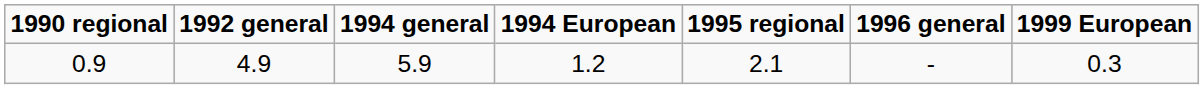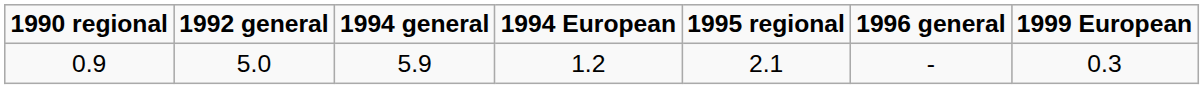(254, 63) 4.9 -> (254, 63) 5.0
